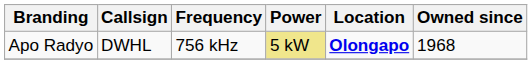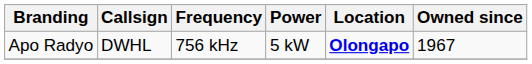(290, 45) khaki background -> (290, 45) no background
(436, 45) 1968 -> (436, 45) 1967
